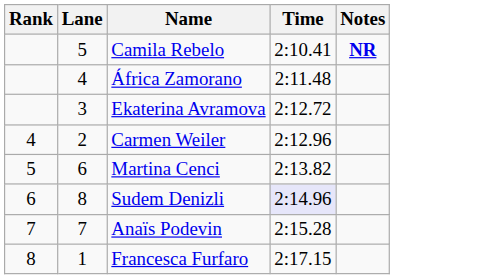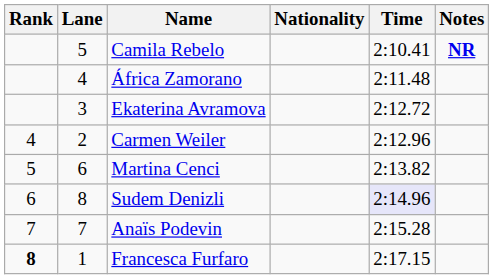+ column: (319, 19)
(31, 259) normal -> (31, 259) bold
